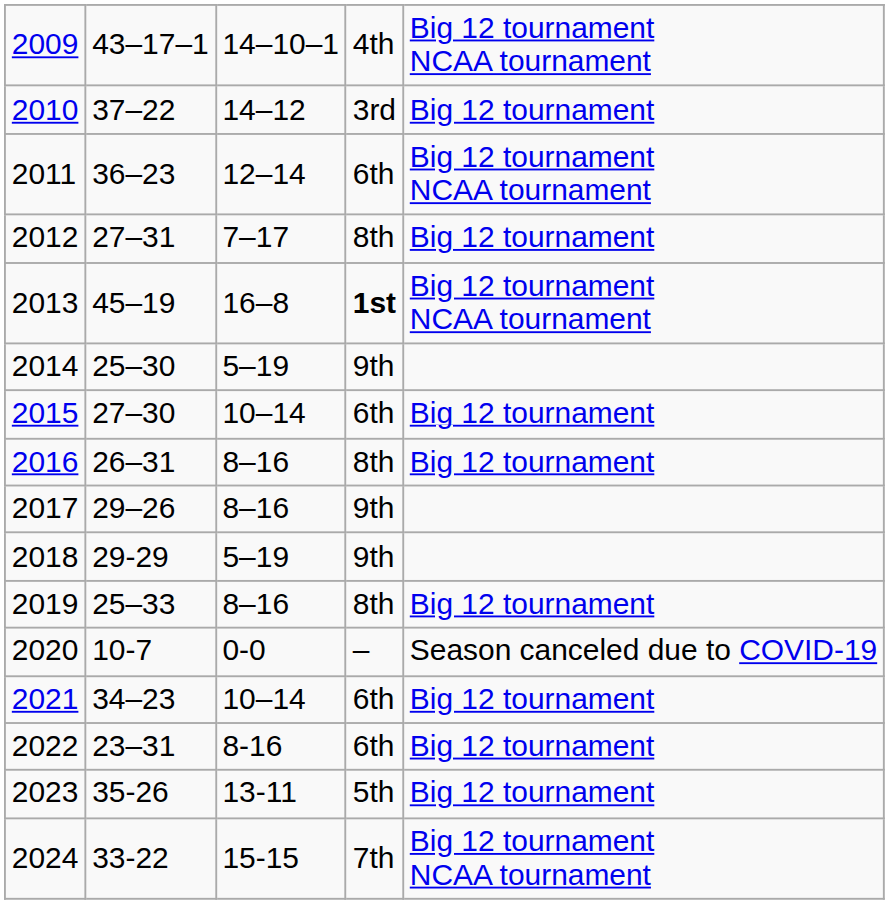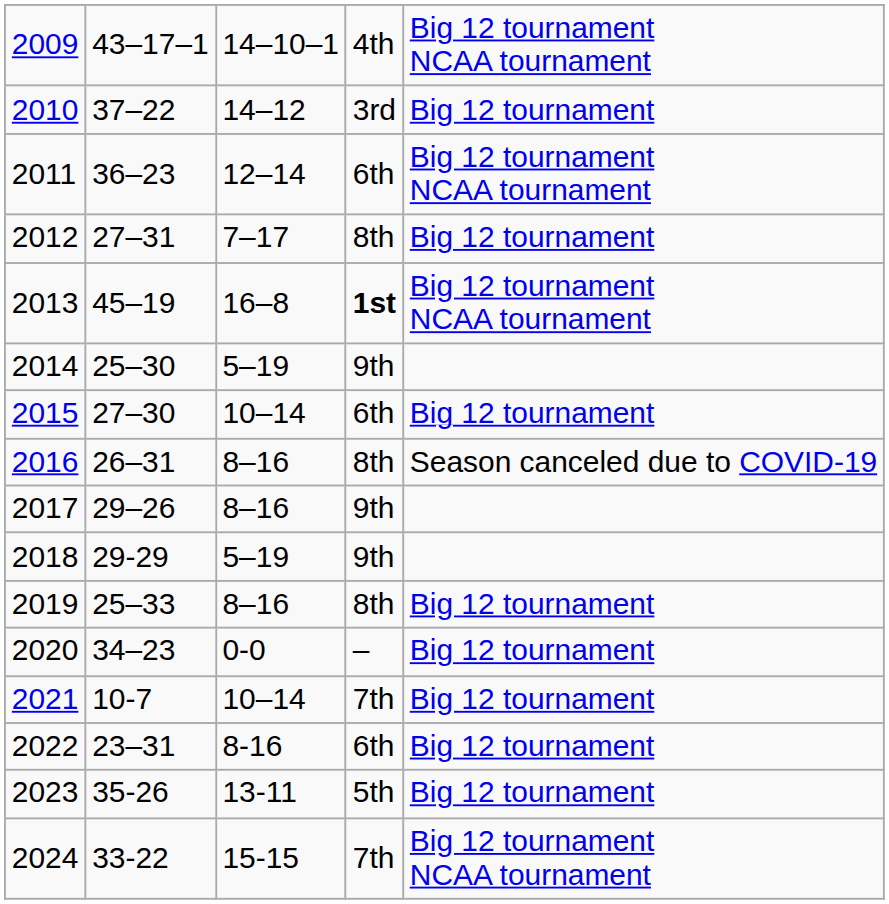(532, 461) Big 12 tournament -> (643, 461) Season canceled due to COVID-19
(122, 651) 10-7 -> (134, 651) 34–23
(643, 651) Season canceled due to COVID-19 -> (532, 651) Big 12 tournament
(134, 698) 34–23 -> (122, 698) 10-7
(374, 698) 6th -> (374, 698) 7th
